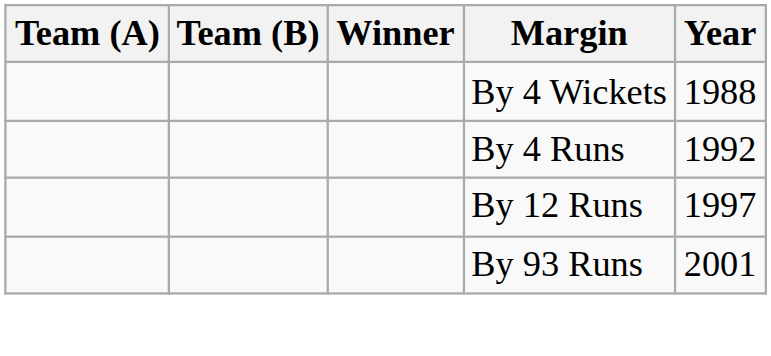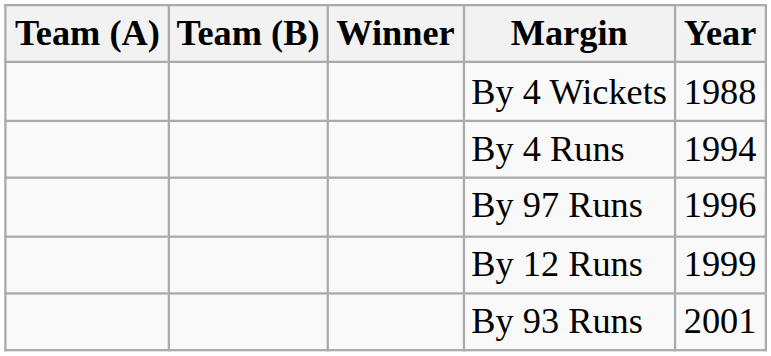(720, 148) 1992 -> (720, 148) 1994
+ row: (557, 206)
(720, 206) 1997 -> (720, 263) 1999
